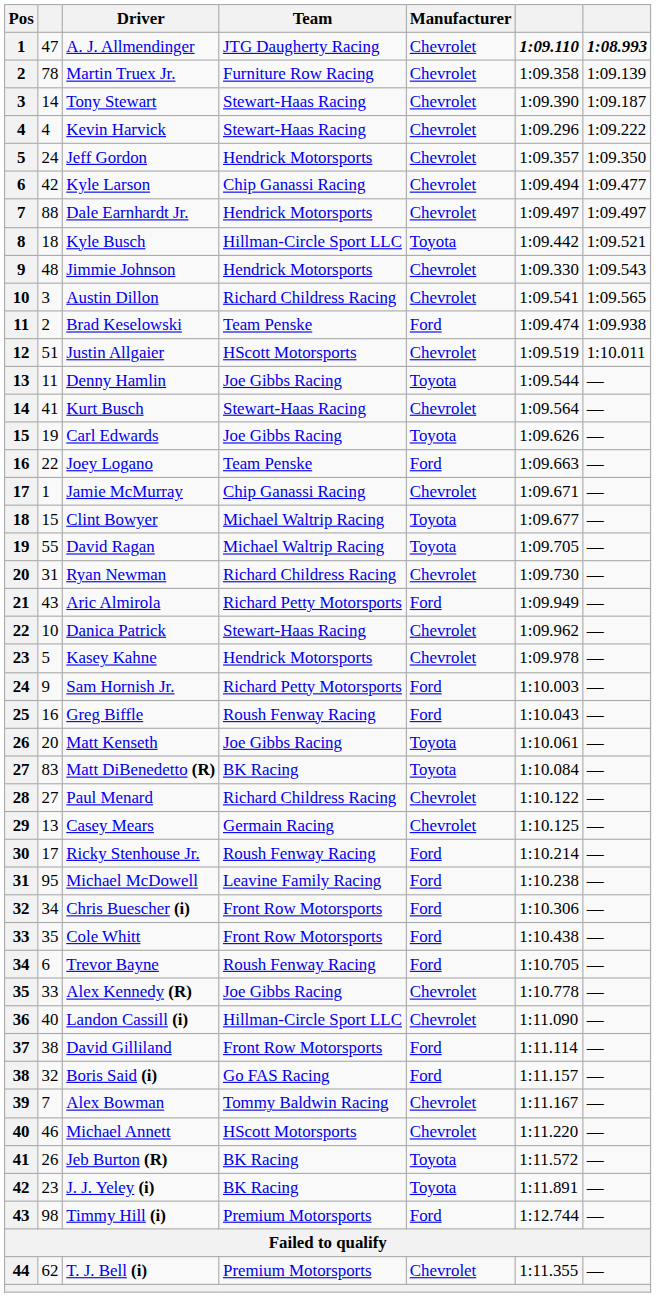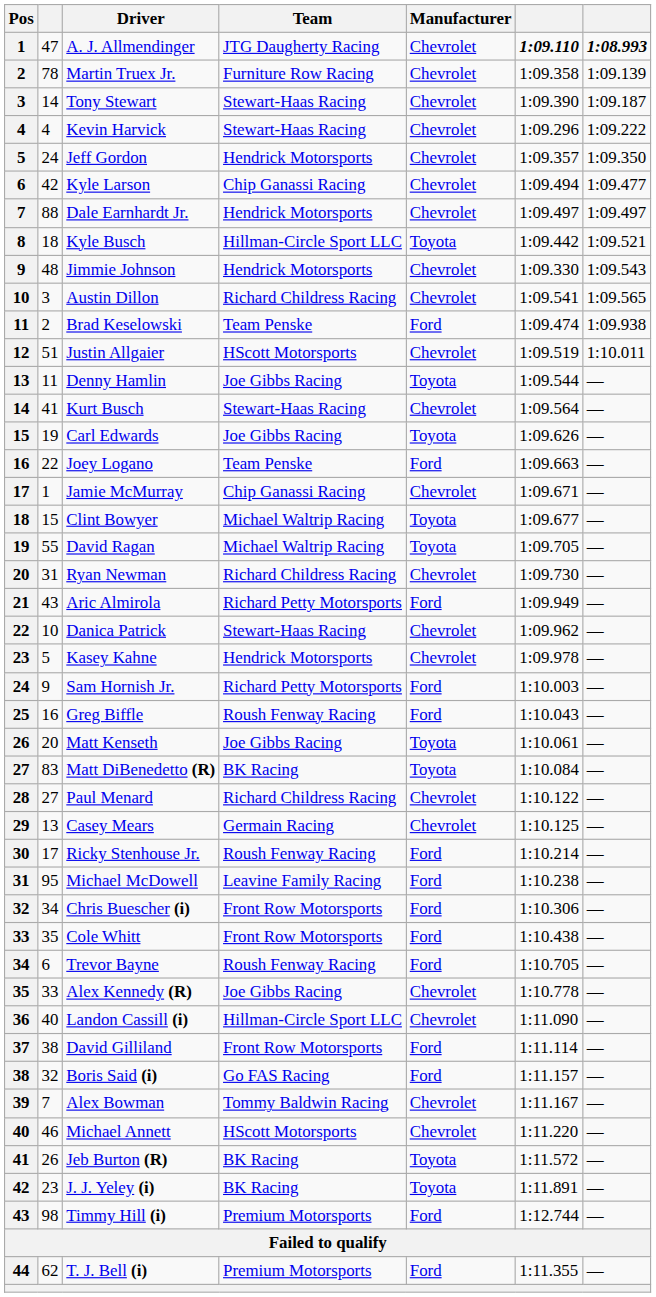(443, 1270) Chevrolet -> (426, 1270) Ford
